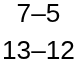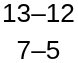rows swapped: (38, 50) <-> (38, 13)
